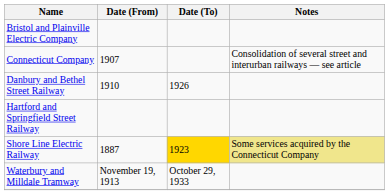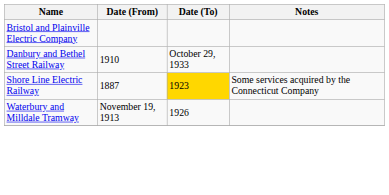- row: (50, 59)
(179, 86) 1926 -> (192, 59) October 29, 1933
- row: (41, 118)
(291, 150) khaki background -> (291, 86) no background
(192, 176) October 29, 1933 -> (179, 112) 1926
